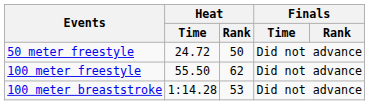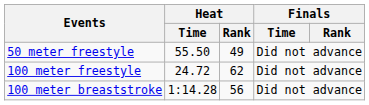(192, 52) 24.72 -> (192, 52) 55.50
(237, 52) 50 -> (237, 52) 49
(192, 71) 55.50 -> (192, 71) 24.72
(237, 90) 53 -> (237, 90) 56
